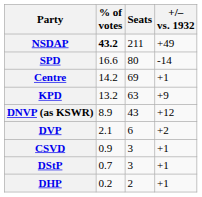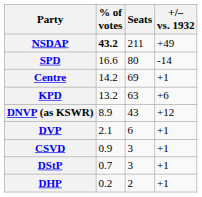(163, 95) +9 -> (163, 95) +6
(163, 130) +2 -> (163, 130) +1
